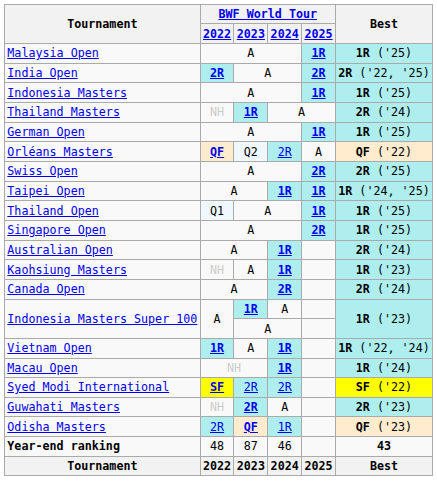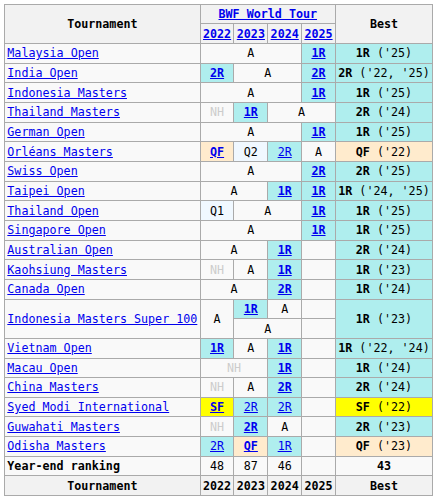(318, 230) 2R -> (318, 230) 1R
(384, 289) 2R ('24) -> (384, 289) 1R ('24)
+ row: (53, 387)
